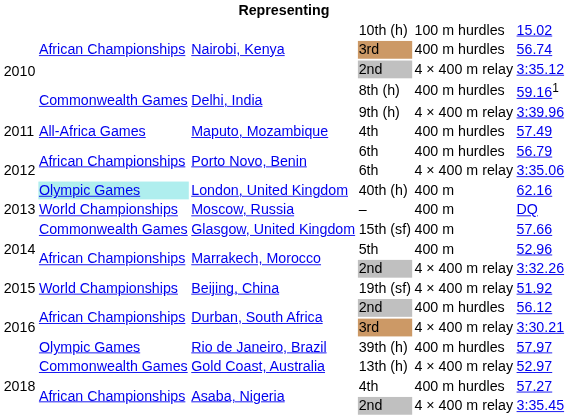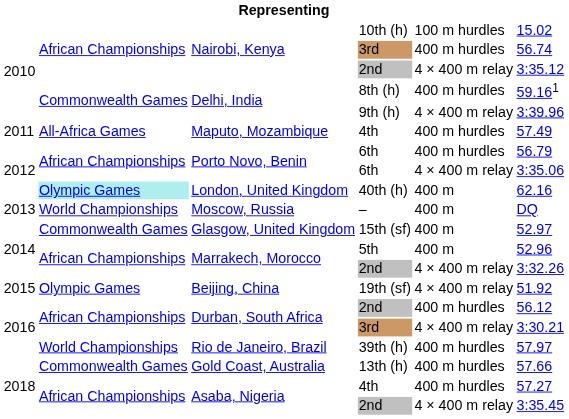(534, 229) 57.66 -> (534, 229) 52.97
(108, 288) World Championships -> (90, 288) Olympic Games
(90, 347) Olympic Games -> (108, 347) World Championships
(464, 367) 4 × 400 m relay -> (460, 367) 400 m hurdles
(534, 367) 52.97 -> (534, 367) 57.66
